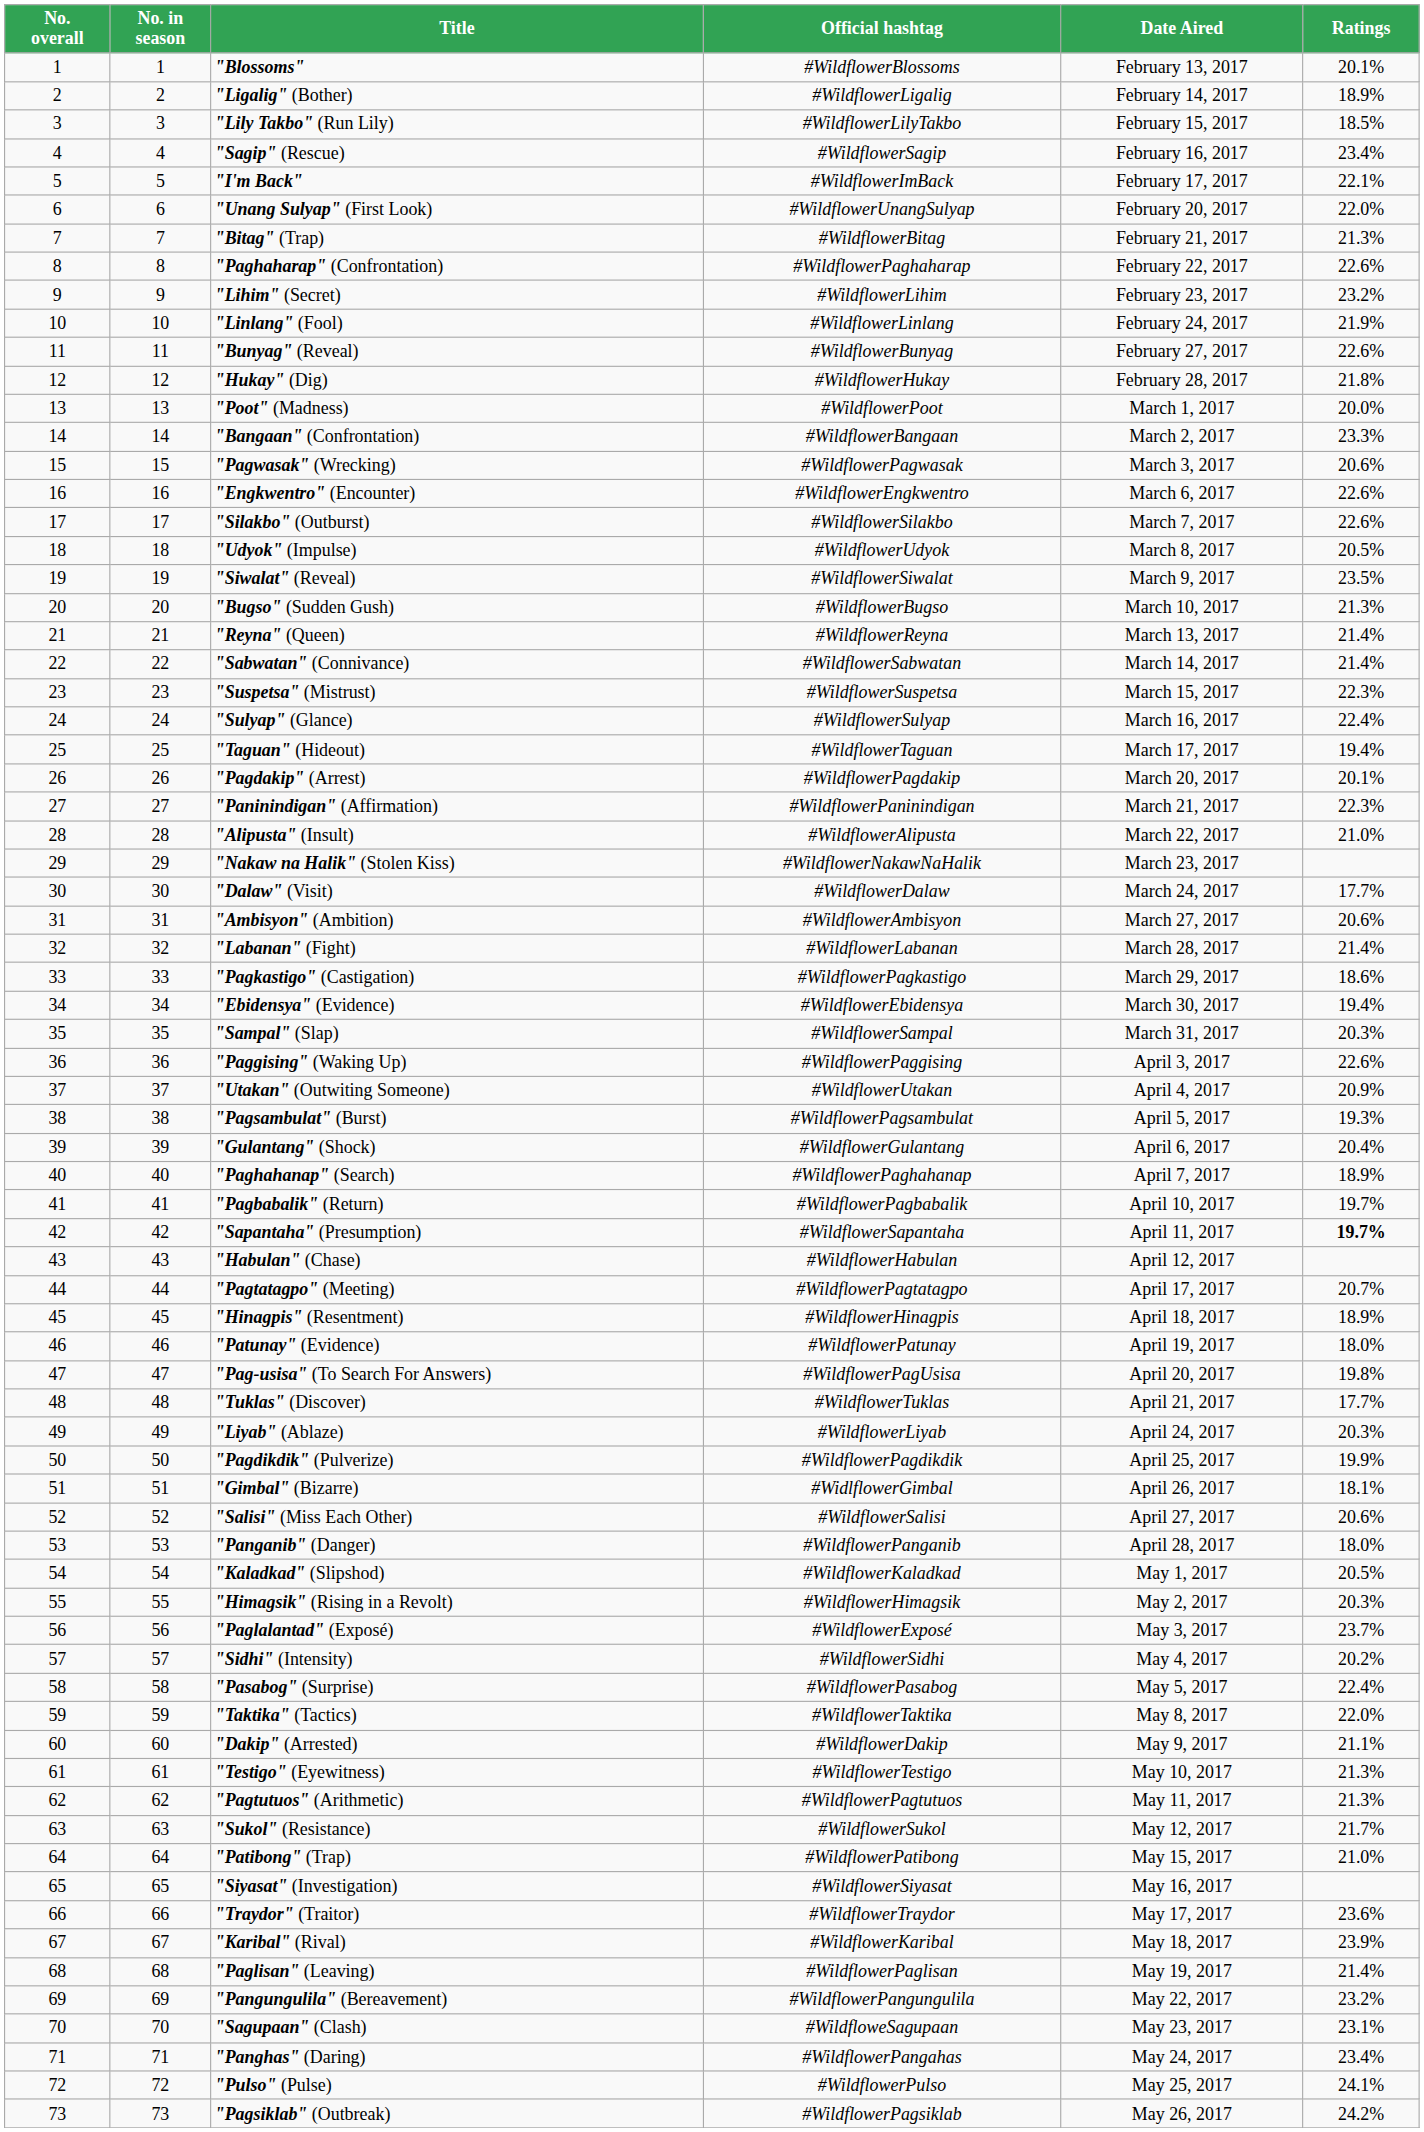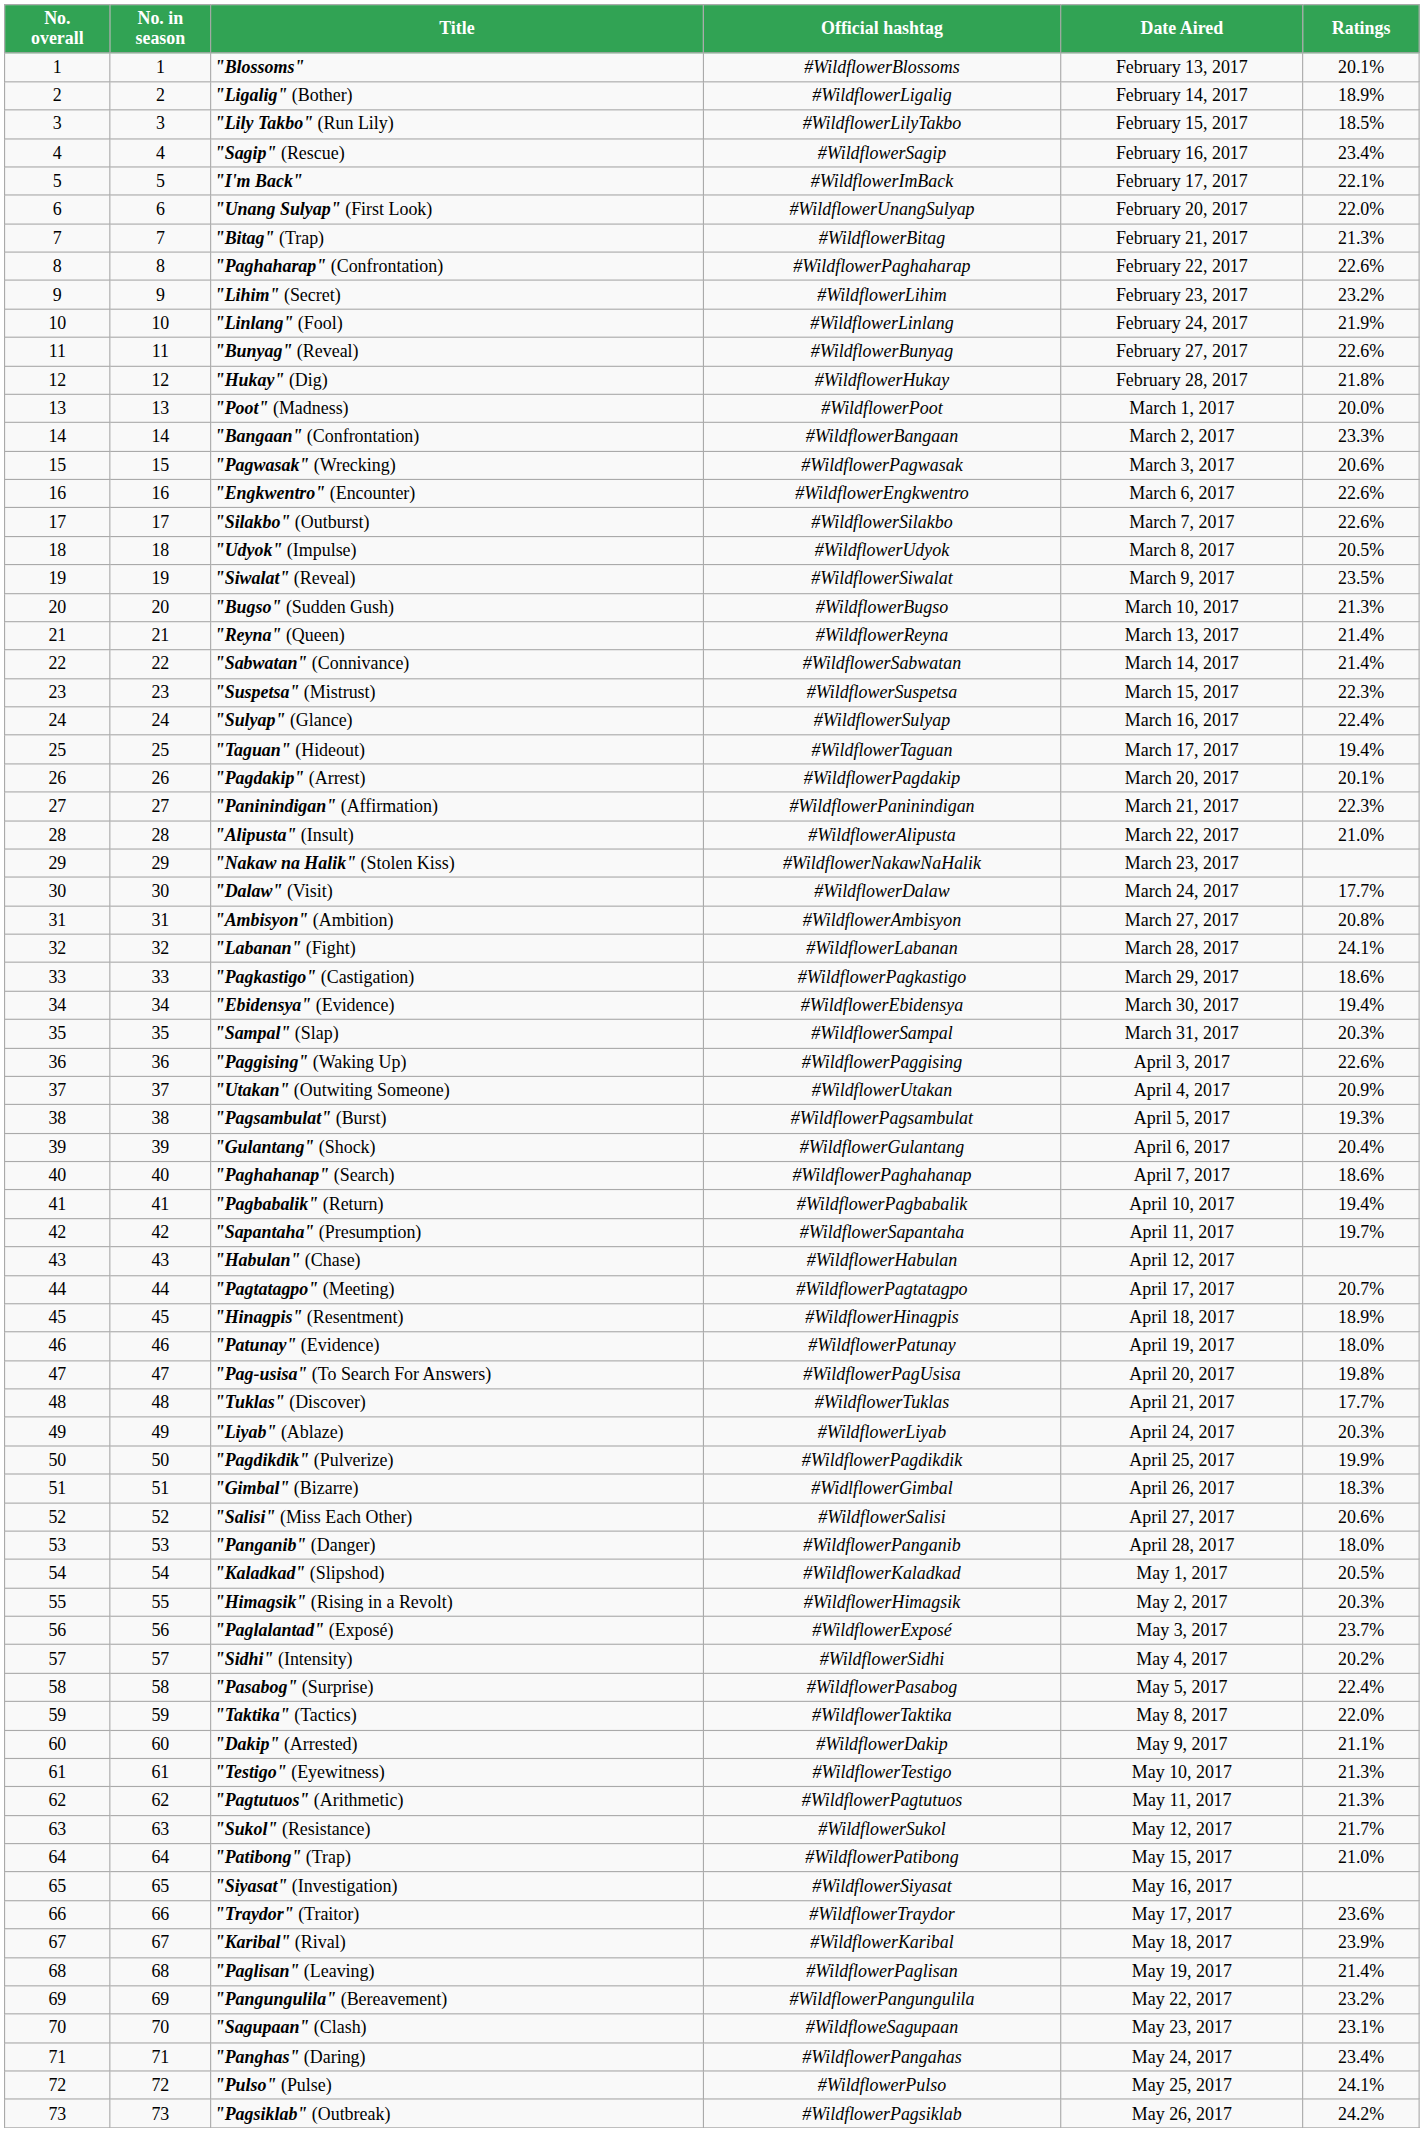(1361, 919) 20.6% -> (1361, 919) 20.8%
(1361, 948) 21.4% -> (1361, 948) 24.1%
(1361, 1175) 18.9% -> (1361, 1175) 18.6%
(1361, 1204) 19.7% -> (1361, 1204) 19.4%
(1361, 1232) bold -> (1361, 1232) normal
(1361, 1488) 18.1% -> (1361, 1488) 18.3%
